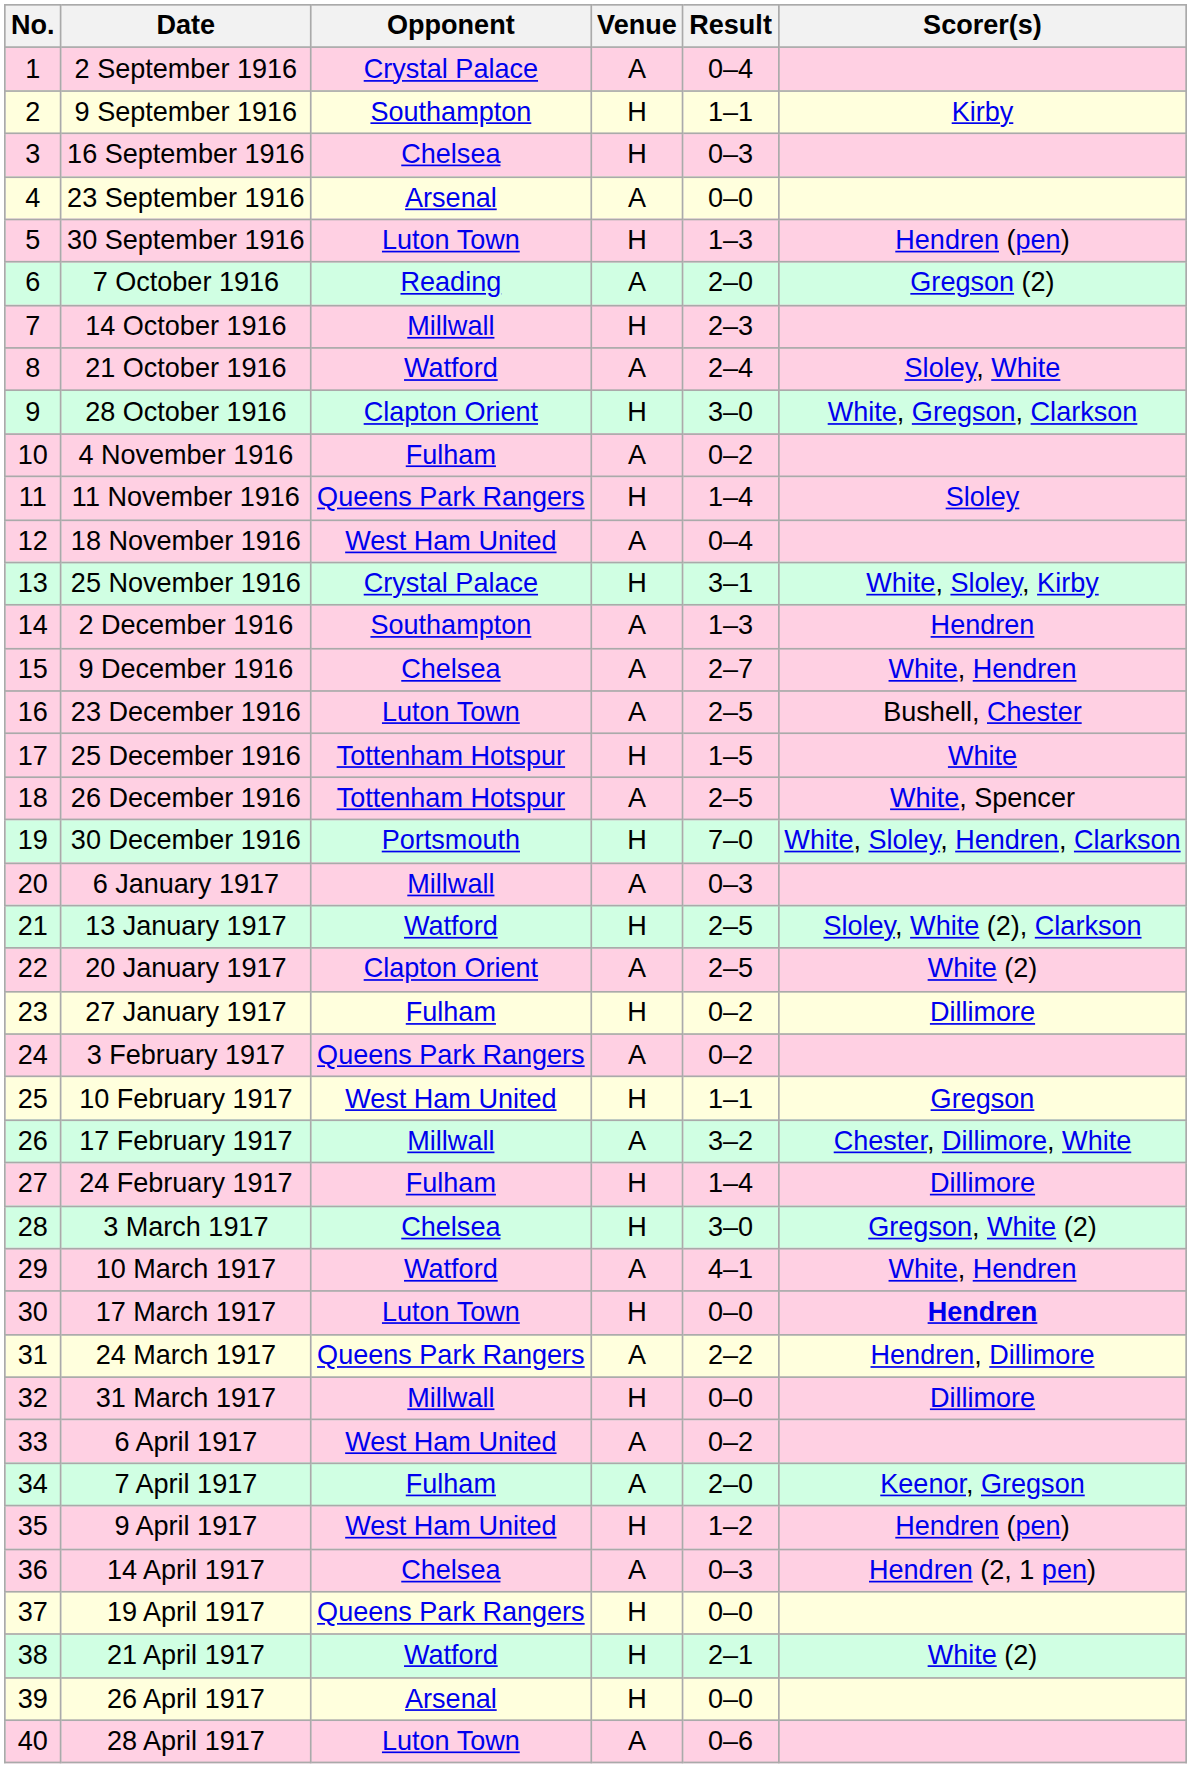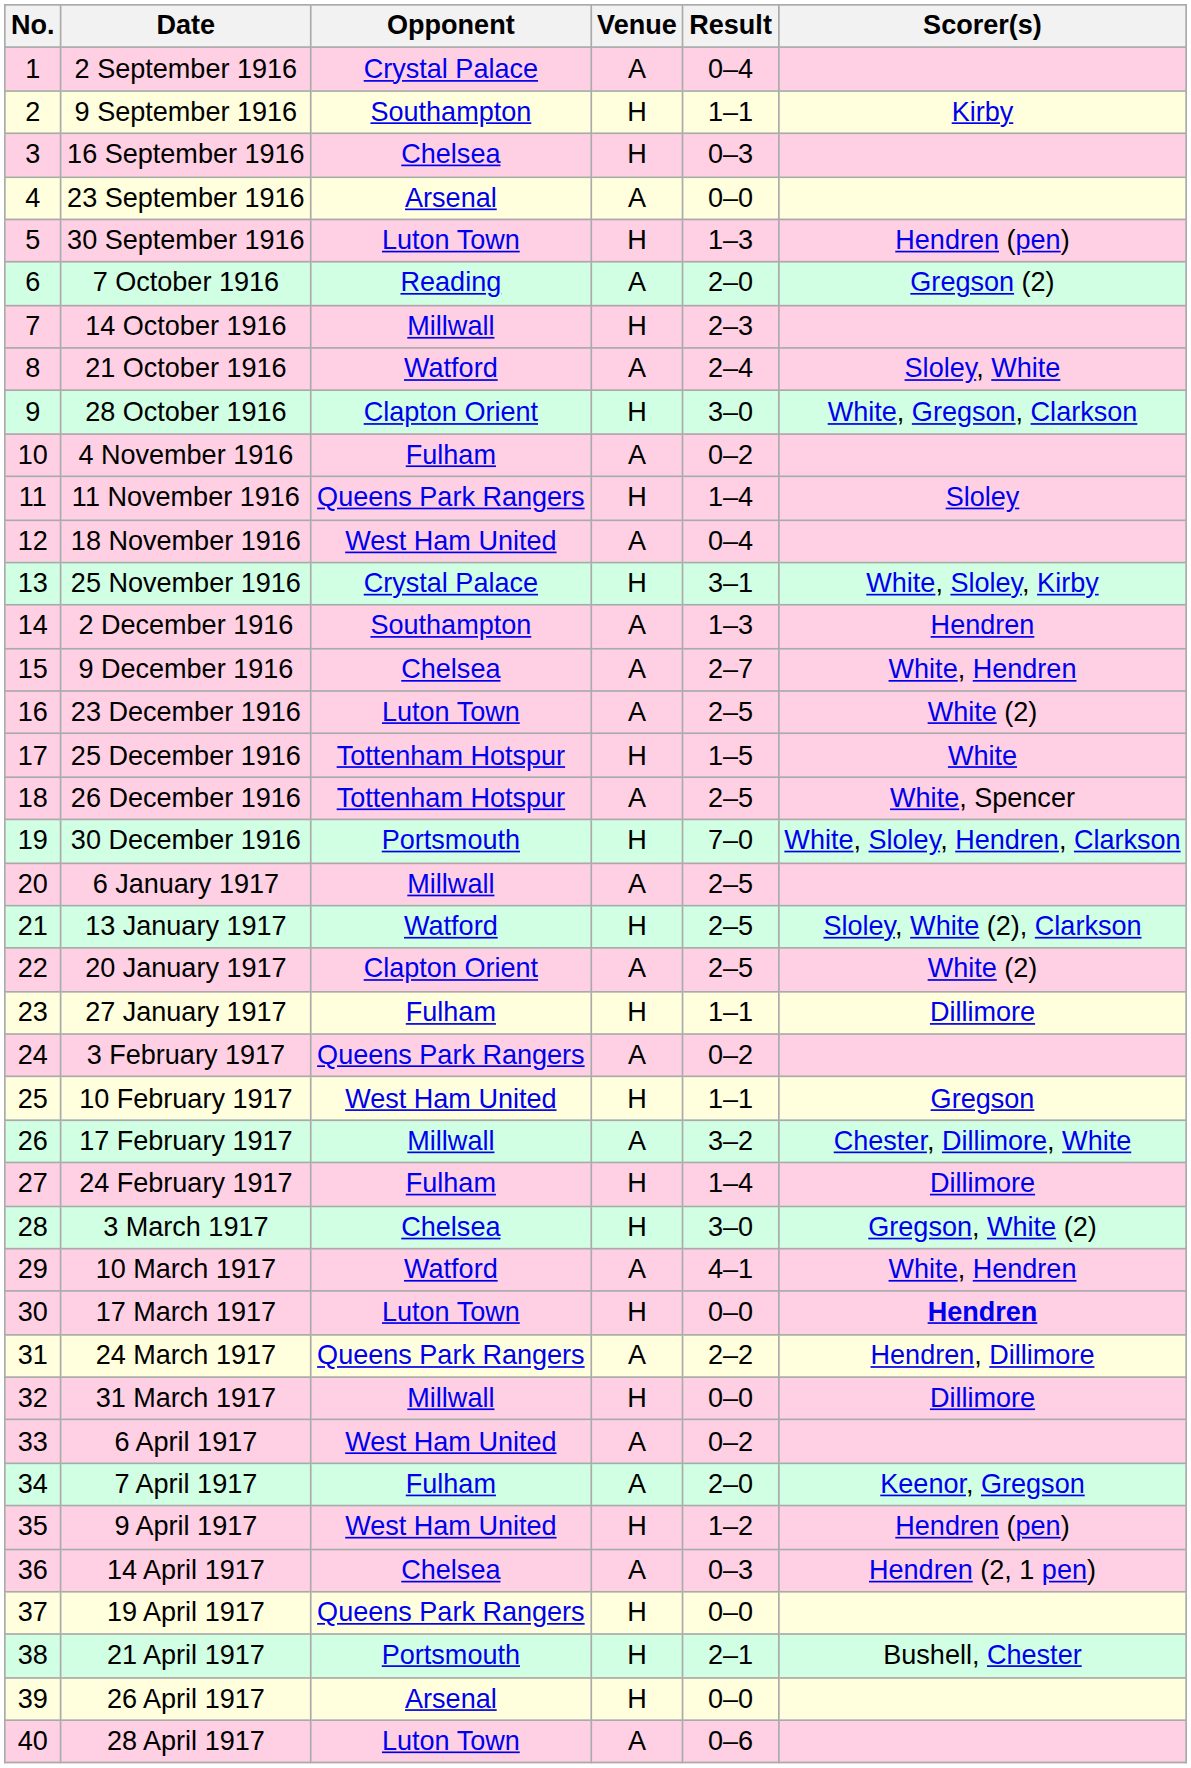(982, 712) Bushell, Chester -> (982, 712) White (2)
(731, 883) 0–3 -> (731, 883) 2–5
(731, 1012) 0–2 -> (731, 1012) 1–1
(451, 1655) Watford -> (451, 1655) Portsmouth
(982, 1655) White (2) -> (982, 1655) Bushell, Chester
